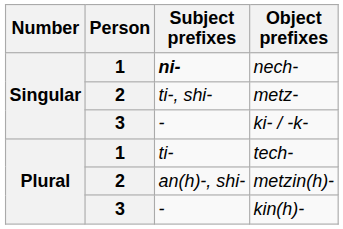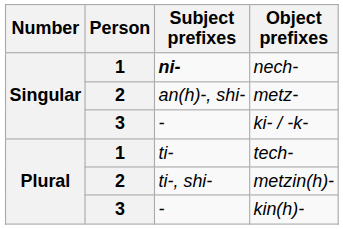(185, 95) ti-, shi- -> (202, 95) an(h)-, shi-
(202, 180) an(h)-, shi- -> (185, 180) ti-, shi-
